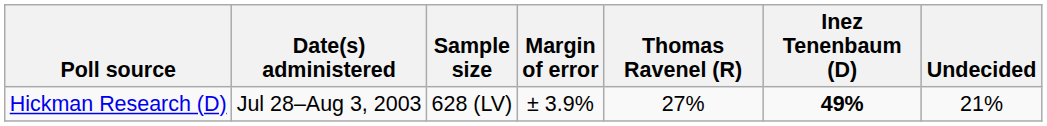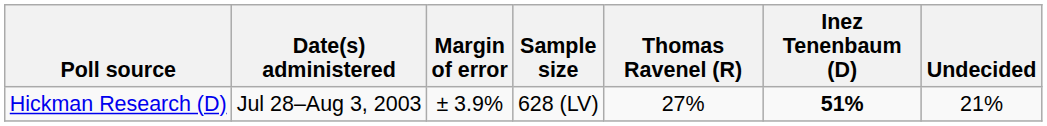columns swapped: (472, 58) <-> (560, 58)
(842, 104) 49% -> (842, 104) 51%
